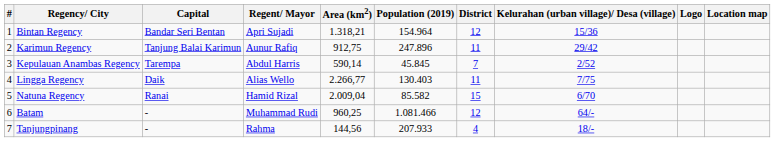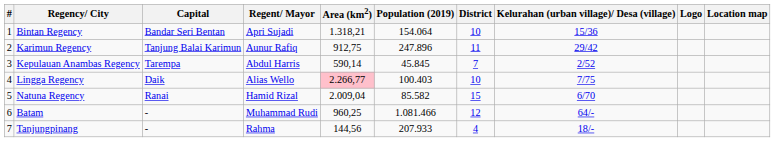(415, 31) 154.964 -> (415, 31) 154.064
(475, 31) 12 -> (475, 31) 10
(347, 80) no background -> (347, 80) pink background
(415, 80) 130.403 -> (415, 80) 100.403
(475, 80) 11 -> (475, 80) 10
